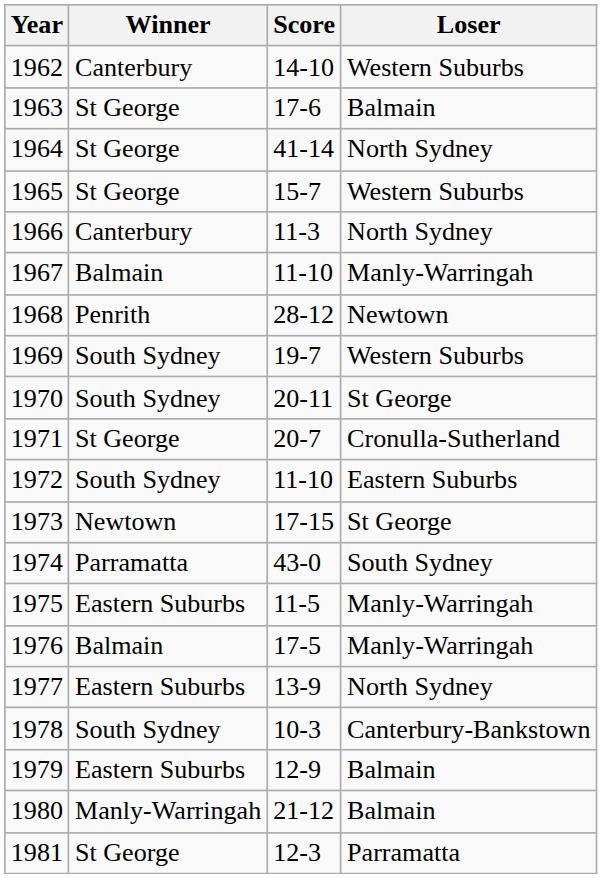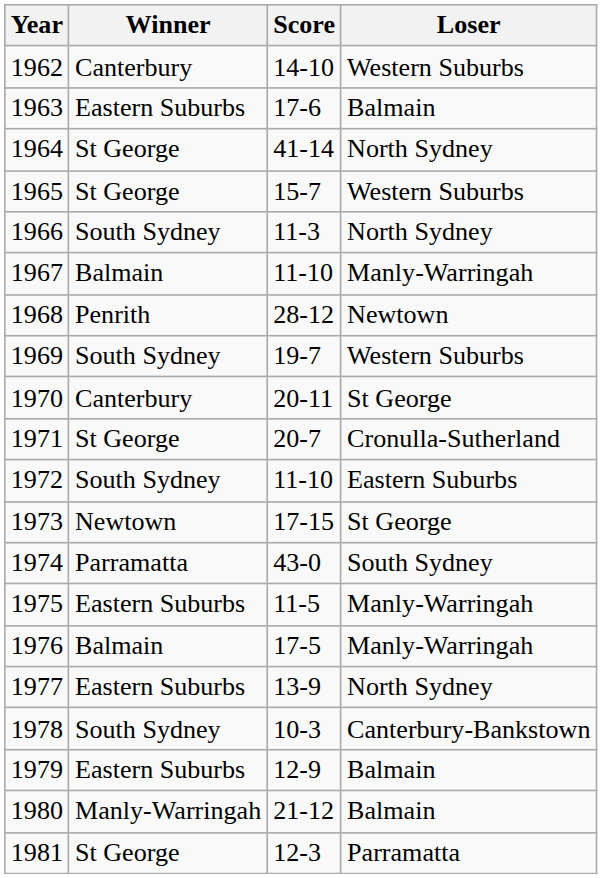(127, 107) St George -> (160, 107) Eastern Suburbs
(134, 231) Canterbury -> (148, 231) South Sydney
(148, 397) South Sydney -> (134, 397) Canterbury
